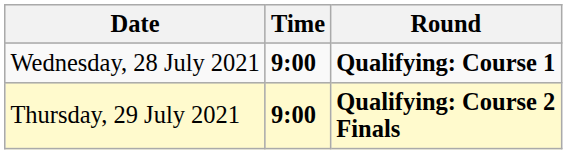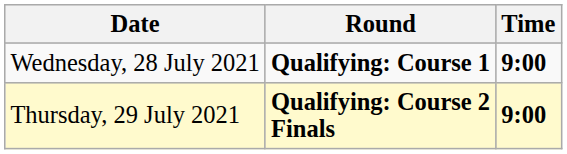columns swapped: (298, 23) <-> (446, 23)
